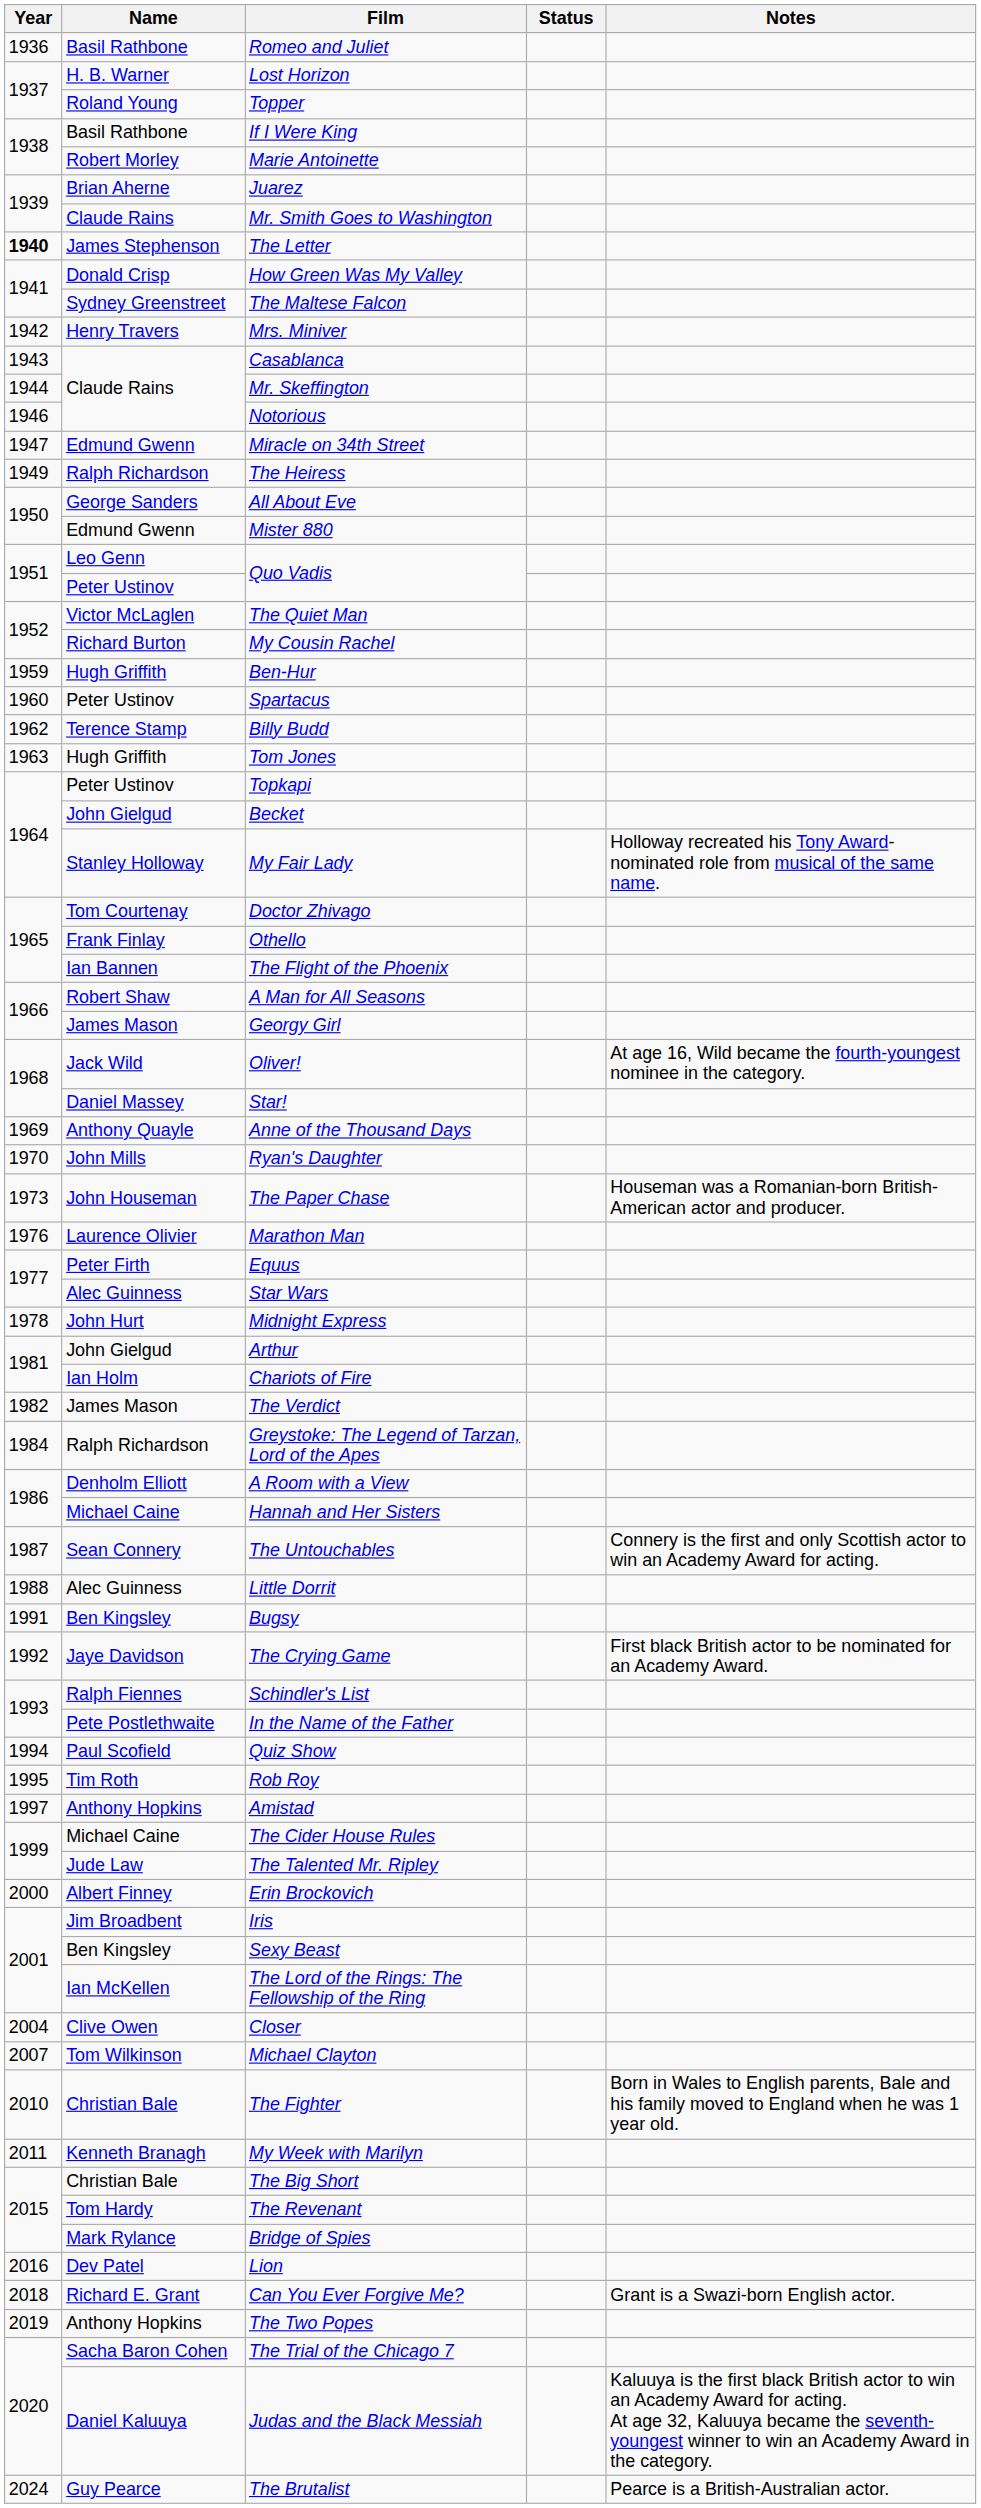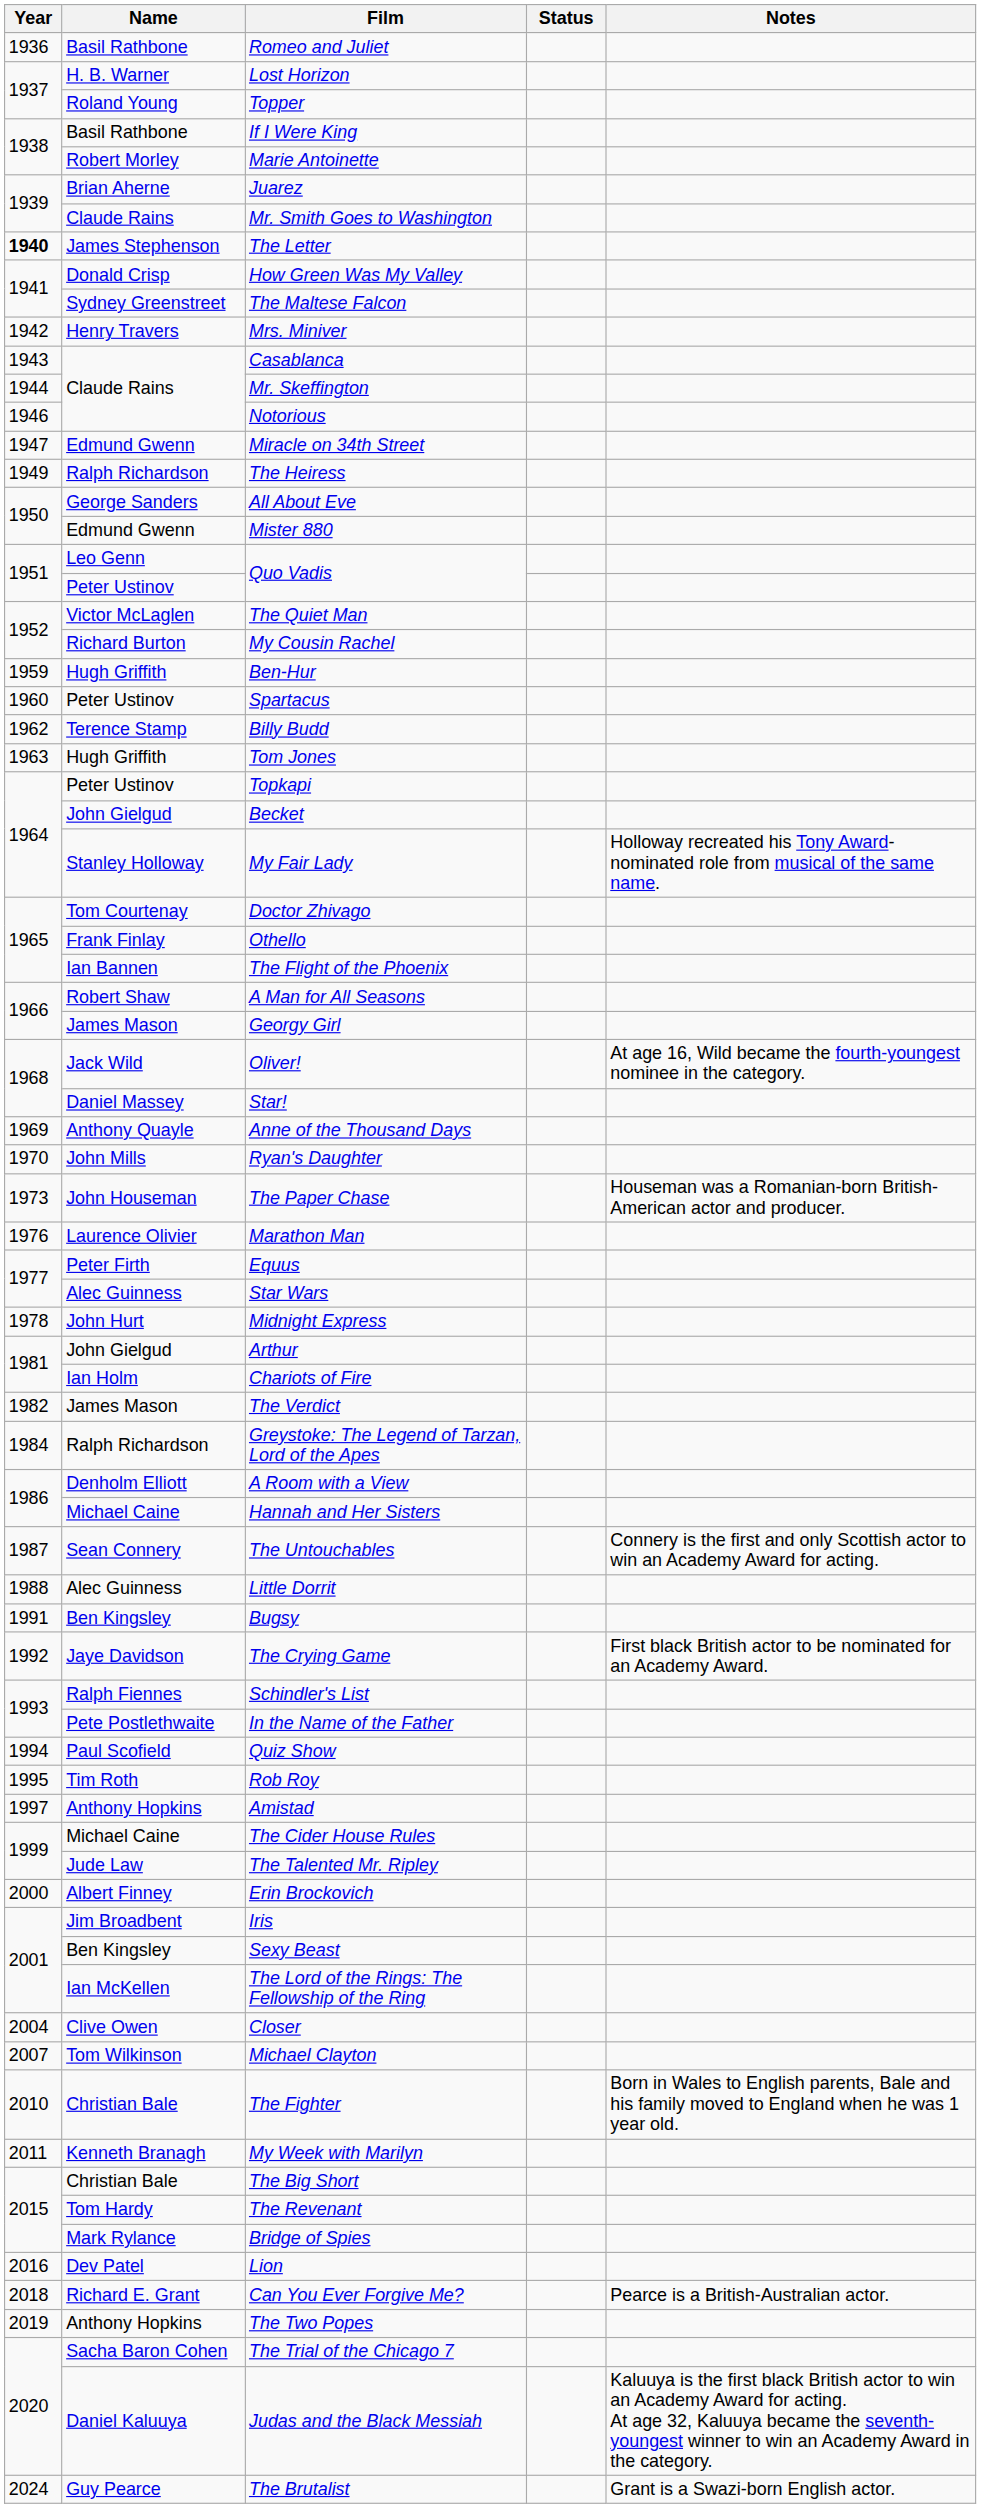(753, 2294) Grant is a Swazi-born English actor. -> (750, 2294) Pearce is a British-Australian actor.
(750, 2489) Pearce is a British-Australian actor. -> (753, 2489) Grant is a Swazi-born English actor.
